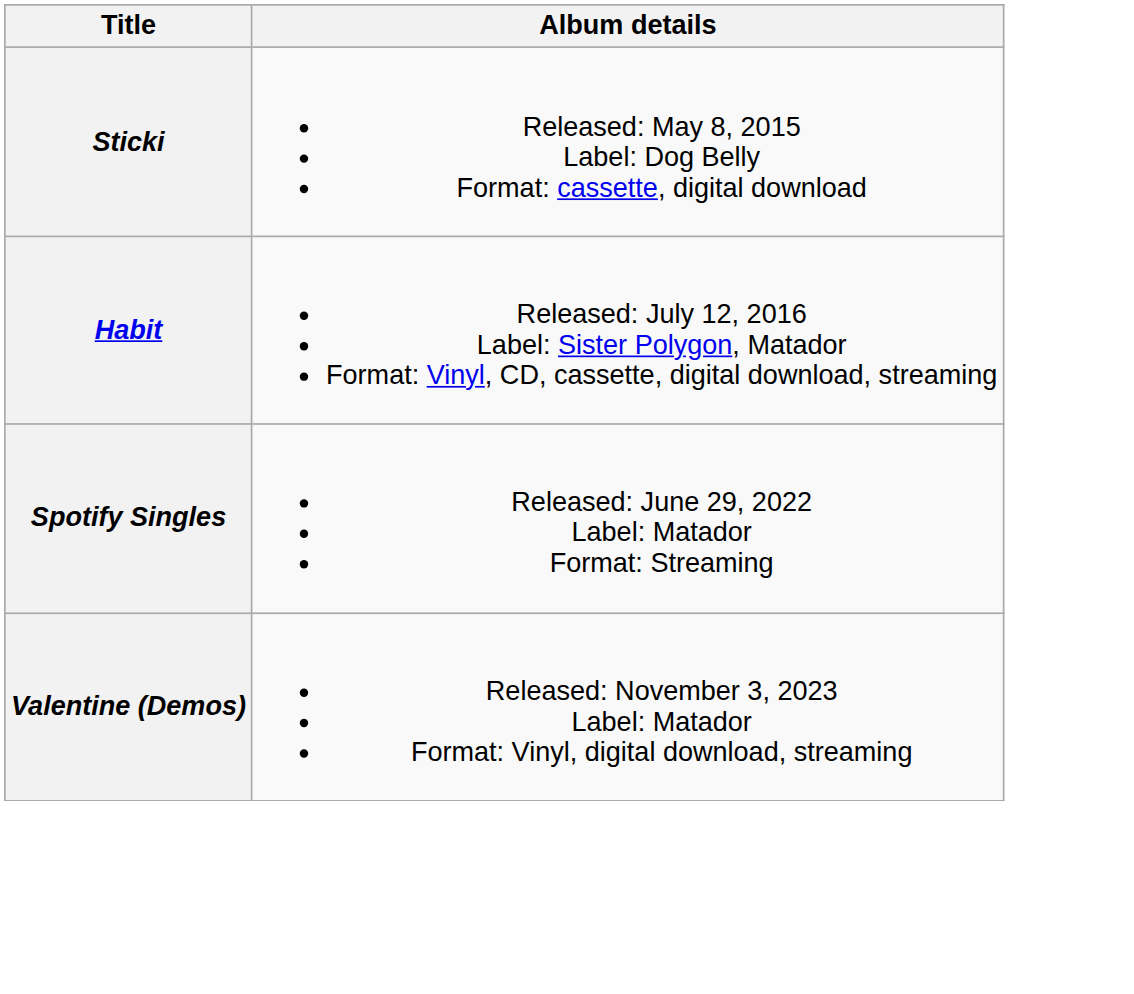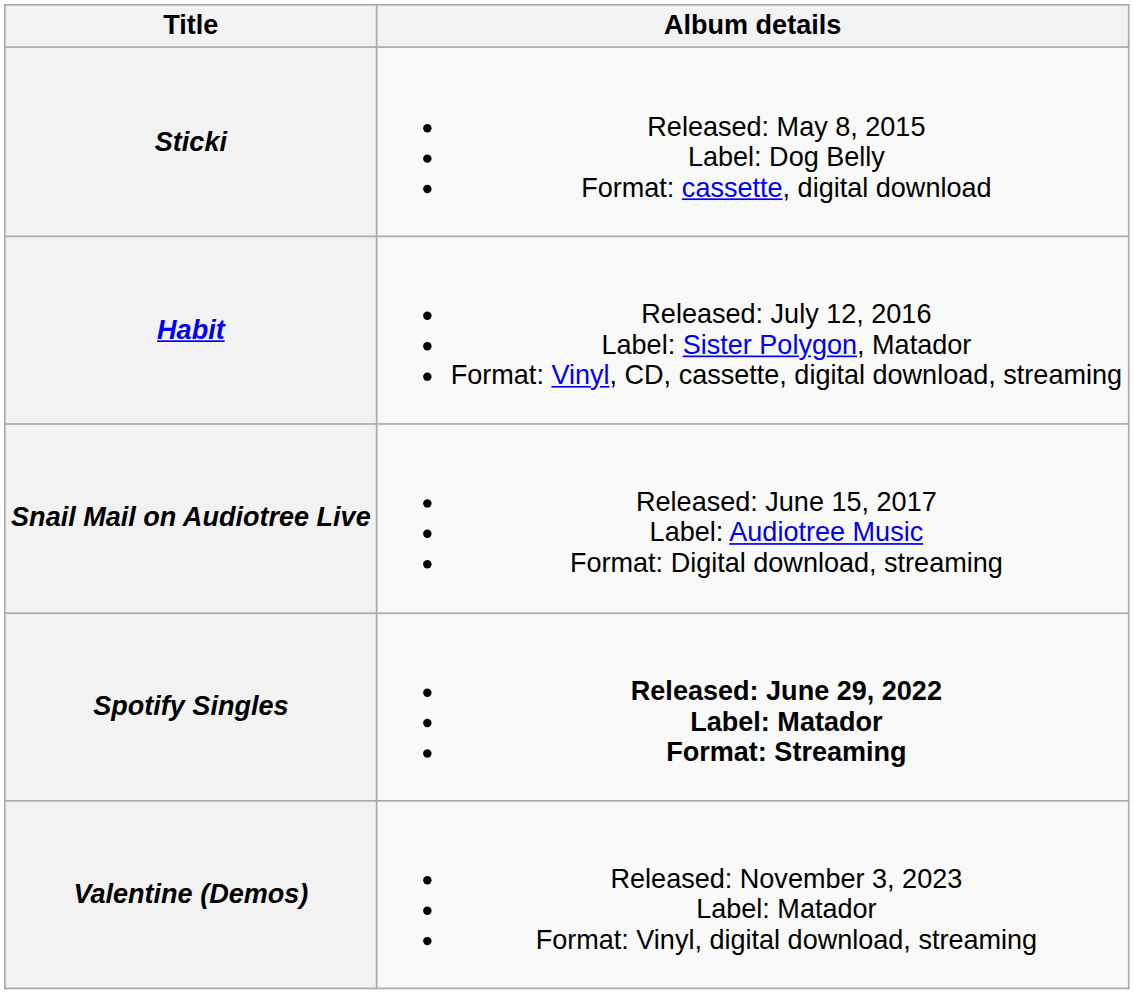+ row: (191, 517)
(628, 533) normal -> (753, 722) bold
